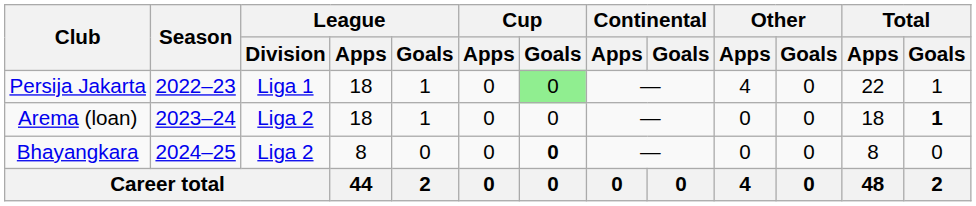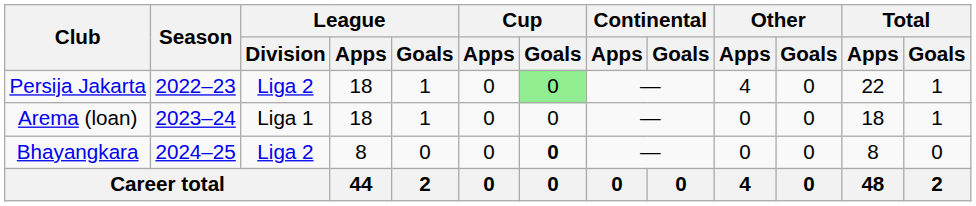(285, 86) Liga 1 -> (285, 86) Liga 2
(285, 119) Liga 2 -> (285, 119) Liga 1
(937, 119) bold -> (937, 119) normal
